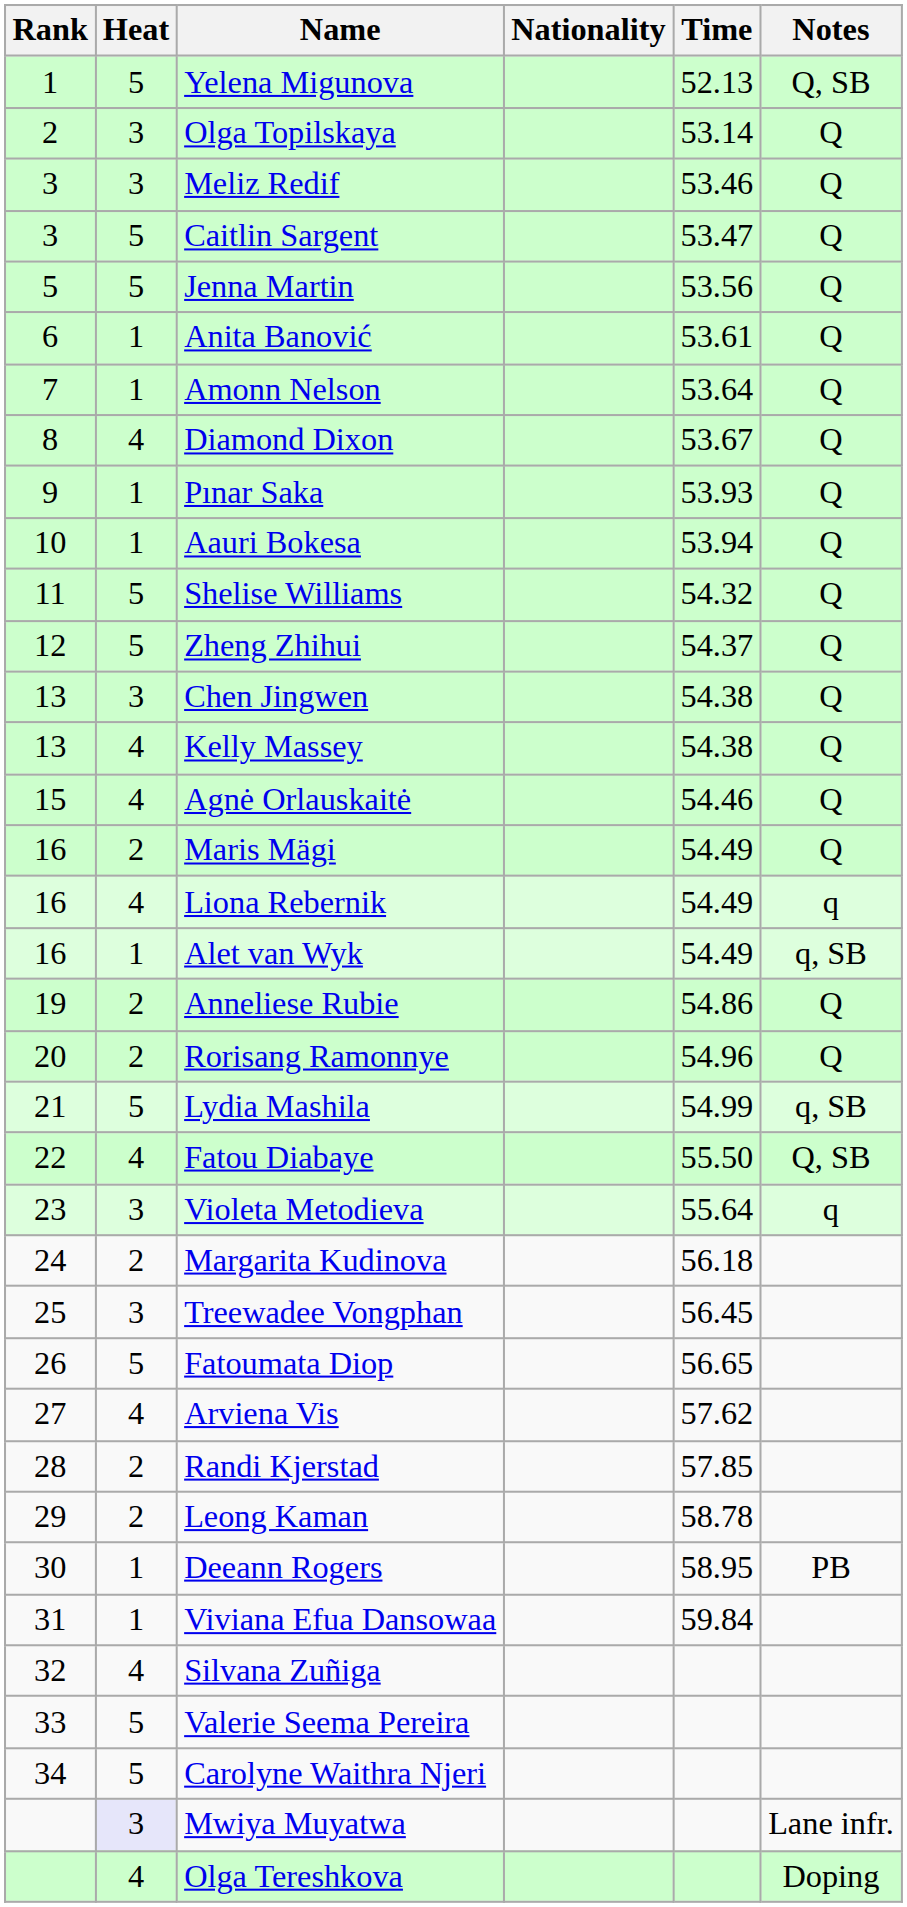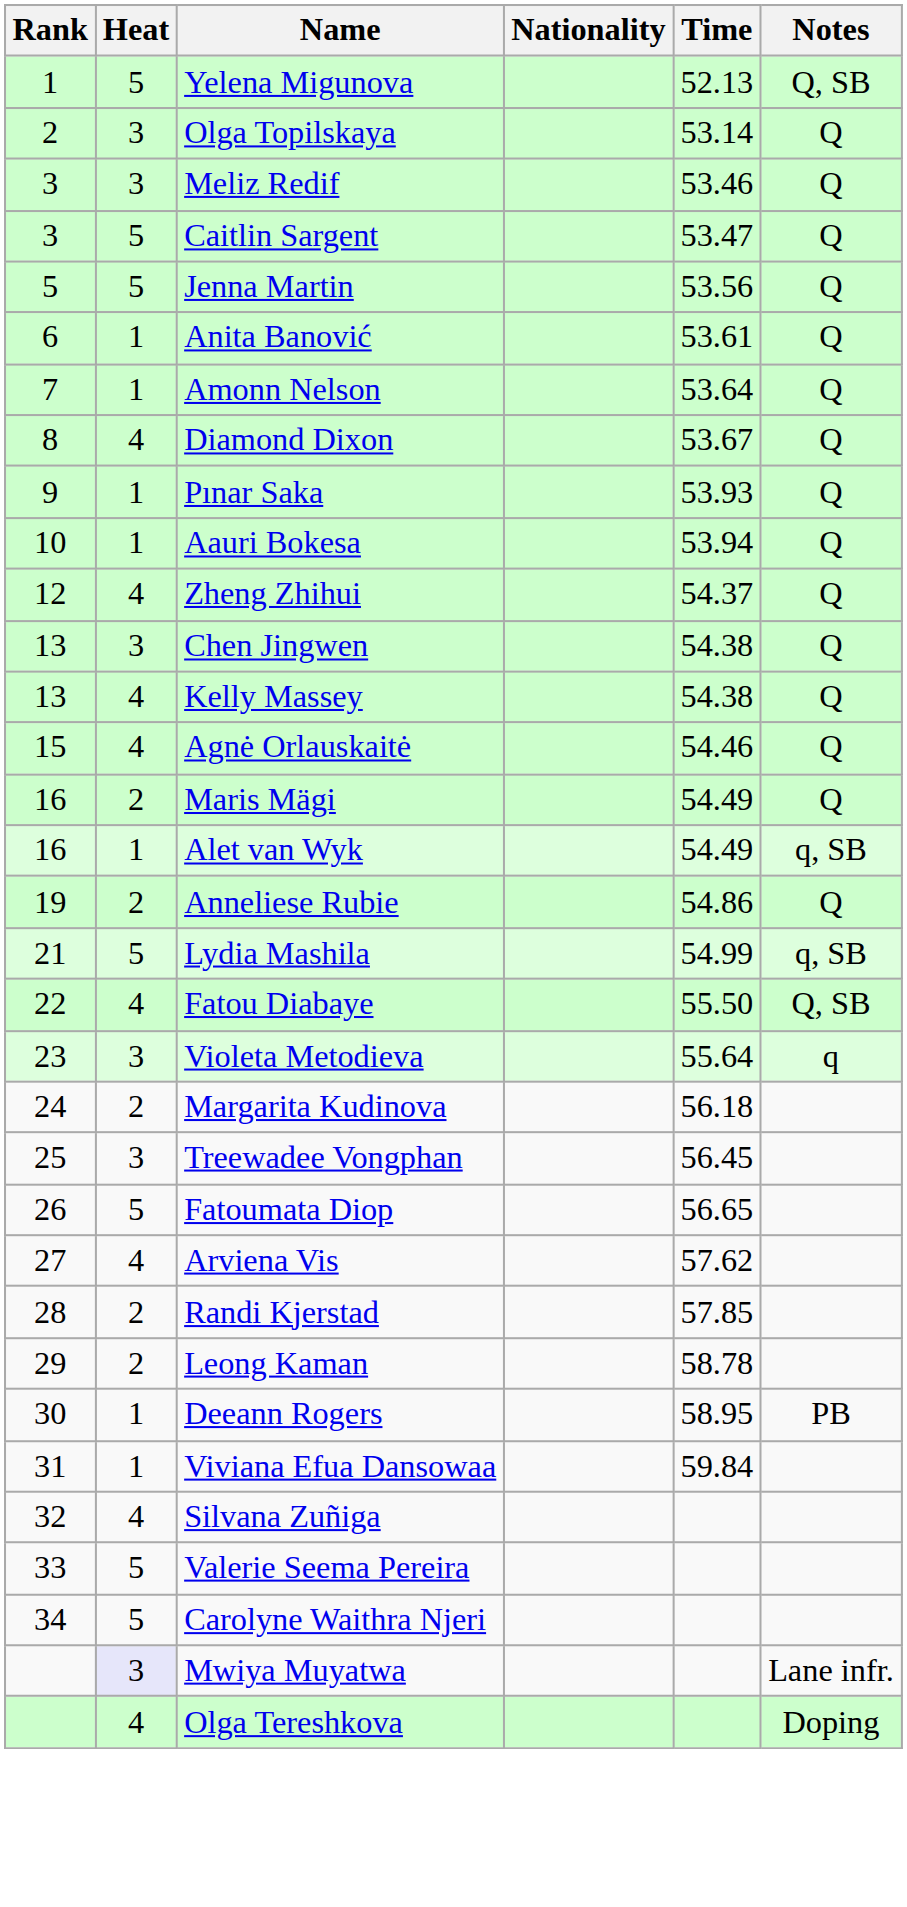- row: (293, 593)
(136, 645) 5 -> (136, 593) 4
- row: (285, 901)
- row: (317, 1055)
